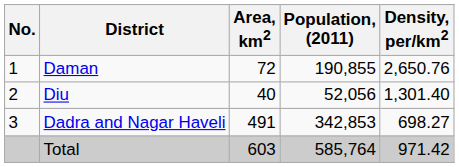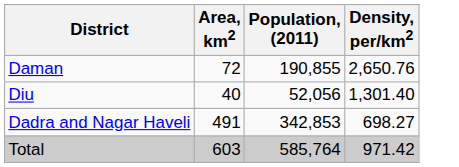- column: (22, 29)
